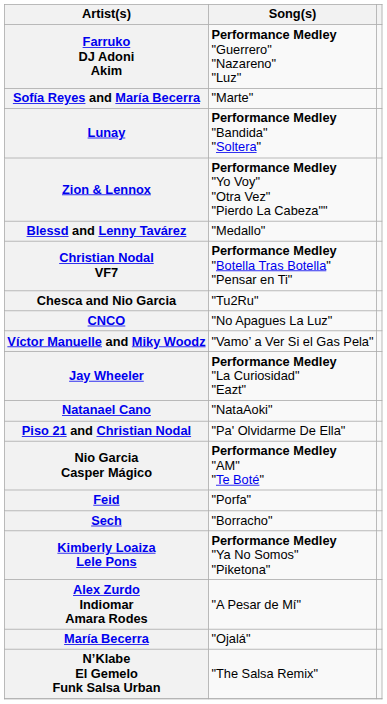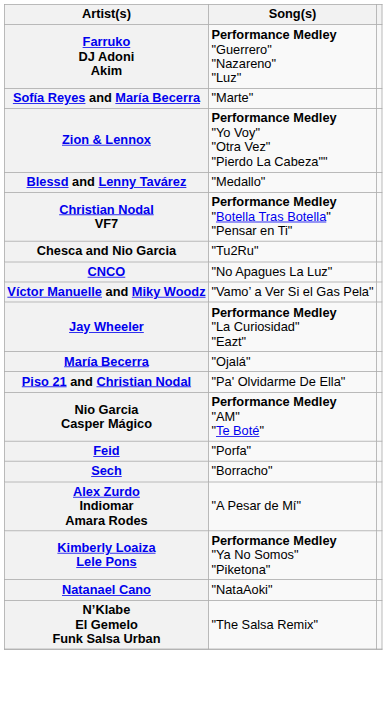- row: (106, 133)
rows swapped: (106, 639) <-> (106, 410)
rows swapped: (106, 555) <-> (106, 604)
